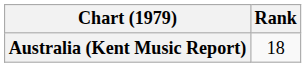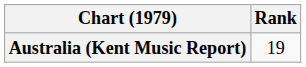(276, 47) 18 -> (276, 47) 19
